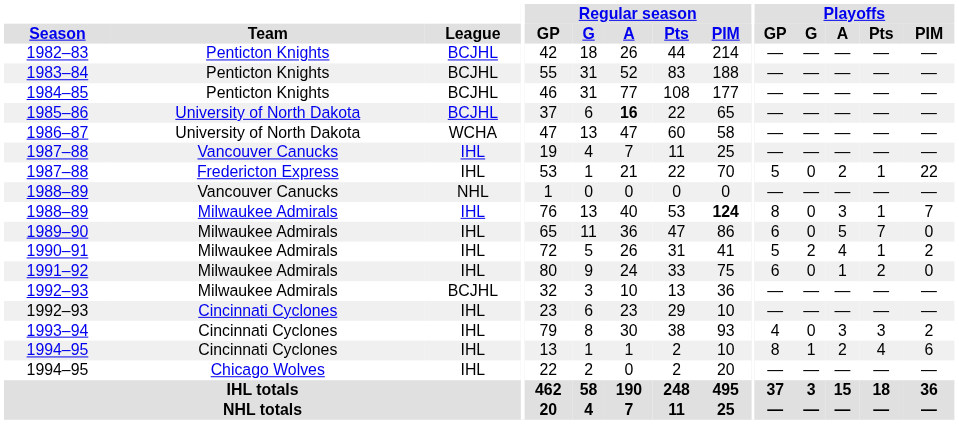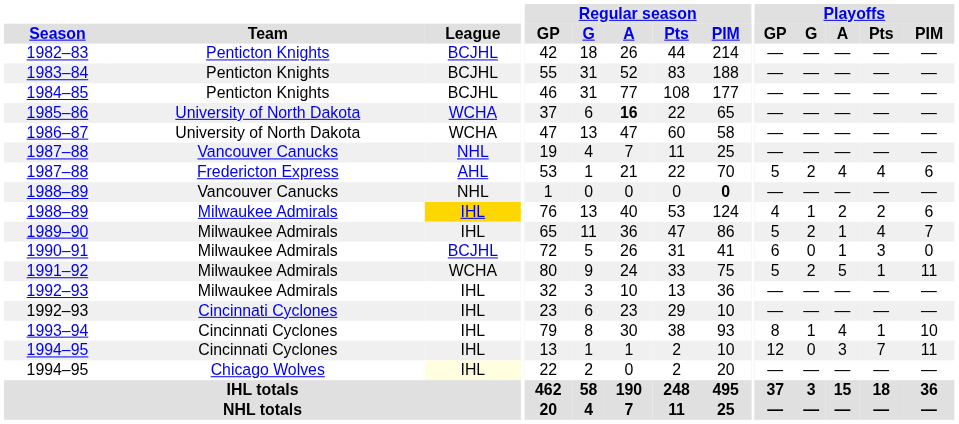(473, 112) BCJHL -> (473, 112) WCHA
(473, 152) IHL -> (473, 152) NHL
(473, 172) IHL -> (473, 172) AHL
(811, 172) 0 -> (811, 172) 2
(842, 172) 2 -> (842, 172) 4
(881, 172) 1 -> (881, 172) 4
(929, 172) 22 -> (929, 172) 6
(726, 192) normal -> (726, 192) bold
(473, 211) no background -> (473, 211) gold background
(726, 211) bold -> (726, 211) normal
(775, 211) 8 -> (775, 211) 4
(811, 211) 0 -> (811, 211) 1
(842, 211) 3 -> (842, 211) 2
(881, 211) 1 -> (881, 211) 2
(929, 211) 7 -> (929, 211) 6
(775, 231) 6 -> (775, 231) 5
(811, 231) 0 -> (811, 231) 2
(842, 231) 5 -> (842, 231) 1
(881, 231) 7 -> (881, 231) 4
(929, 231) 0 -> (929, 231) 7
(473, 251) IHL -> (473, 251) BCJHL
(775, 251) 5 -> (775, 251) 6
(811, 251) 2 -> (811, 251) 0
(842, 251) 4 -> (842, 251) 1
(881, 251) 1 -> (881, 251) 3
(929, 251) 2 -> (929, 251) 0
(473, 271) IHL -> (473, 271) WCHA
(775, 271) 6 -> (775, 271) 5
(811, 271) 0 -> (811, 271) 2
(842, 271) 1 -> (842, 271) 5
(881, 271) 2 -> (881, 271) 1
(929, 271) 0 -> (929, 271) 11
(473, 291) BCJHL -> (473, 291) IHL
(775, 330) 4 -> (775, 330) 8
(811, 330) 0 -> (811, 330) 1
(842, 330) 3 -> (842, 330) 4
(881, 330) 3 -> (881, 330) 1
(929, 330) 2 -> (929, 330) 10
(775, 350) 8 -> (775, 350) 12
(811, 350) 1 -> (811, 350) 0
(842, 350) 2 -> (842, 350) 3
(881, 350) 4 -> (881, 350) 7
(929, 350) 6 -> (929, 350) 11
(473, 370) no background -> (473, 370) lightyellow background
